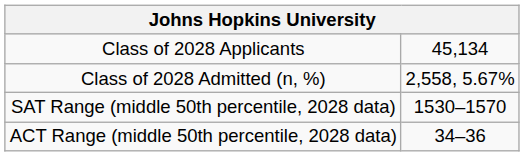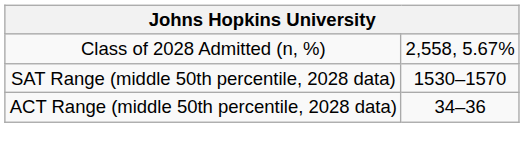- row: (203, 49)
